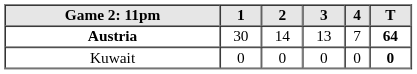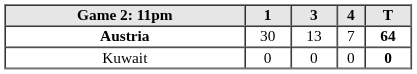- column: (282, 15)
